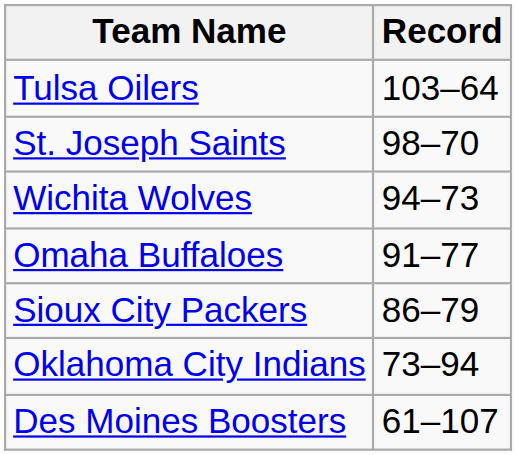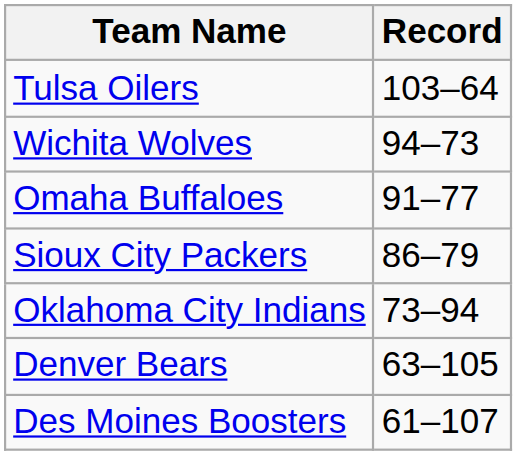- row: (150, 143)
+ row: (120, 365)
